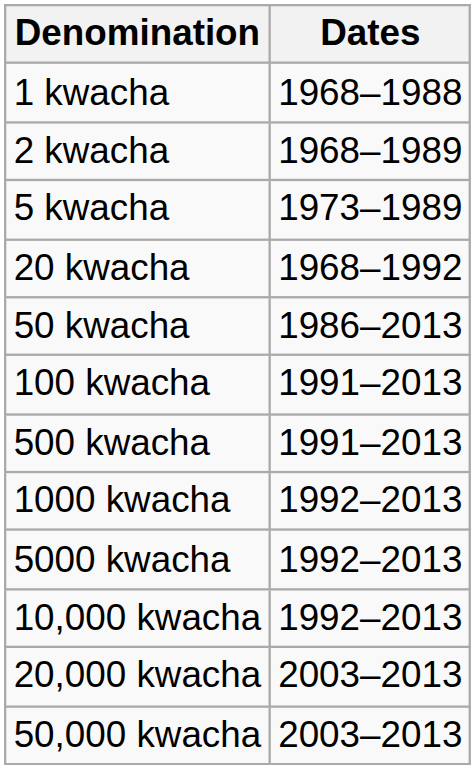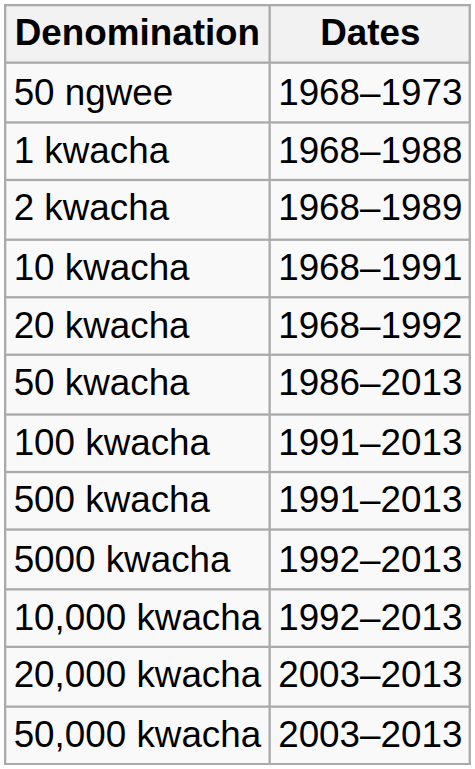+ row: (93, 92)
- row: (91, 208)
+ row: (102, 267)
- row: (122, 500)
